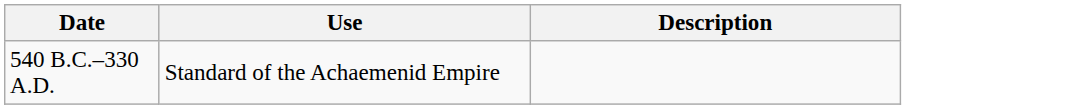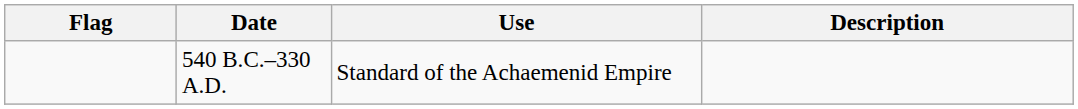+ column: (91, 22)
